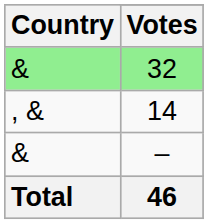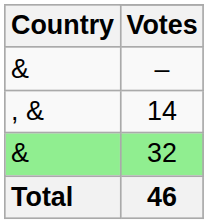rows swapped: (162, 68) <-> (162, 153)
